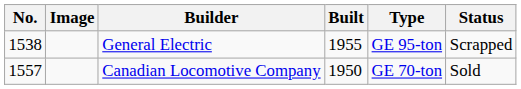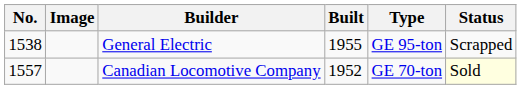(345, 71) 1950 -> (345, 71) 1952
(465, 71) no background -> (465, 71) lightyellow background
